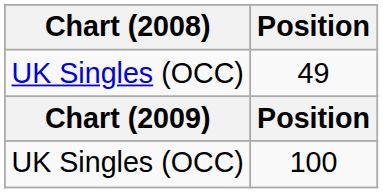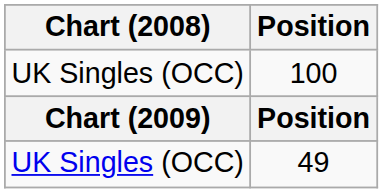rows swapped: (314, 72) <-> (314, 163)
